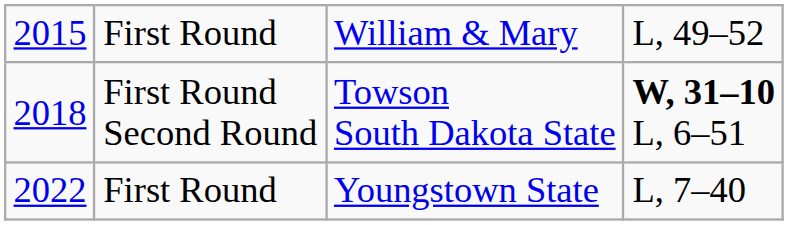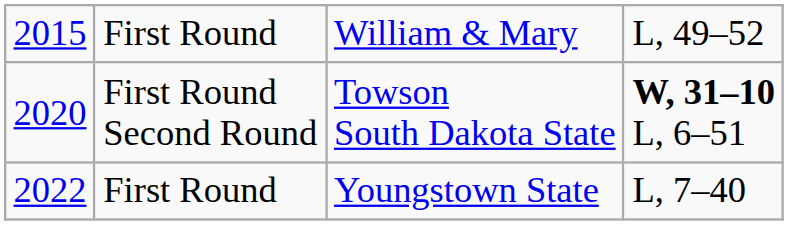(50, 111) 2018 -> (50, 111) 2020
